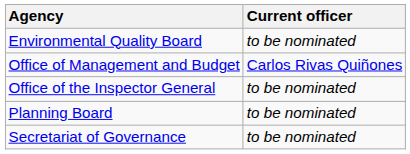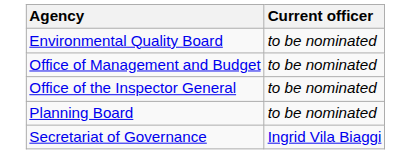(325, 64) Carlos Rivas Quiñones -> (322, 64) to be nominated
(301, 137) to be nominated -> (325, 137) Ingrid Vila Biaggi
